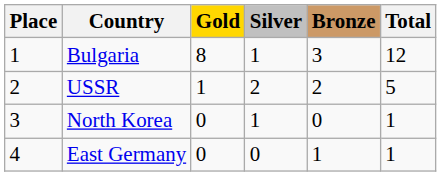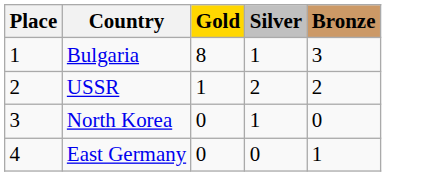- column: (408, 21)
